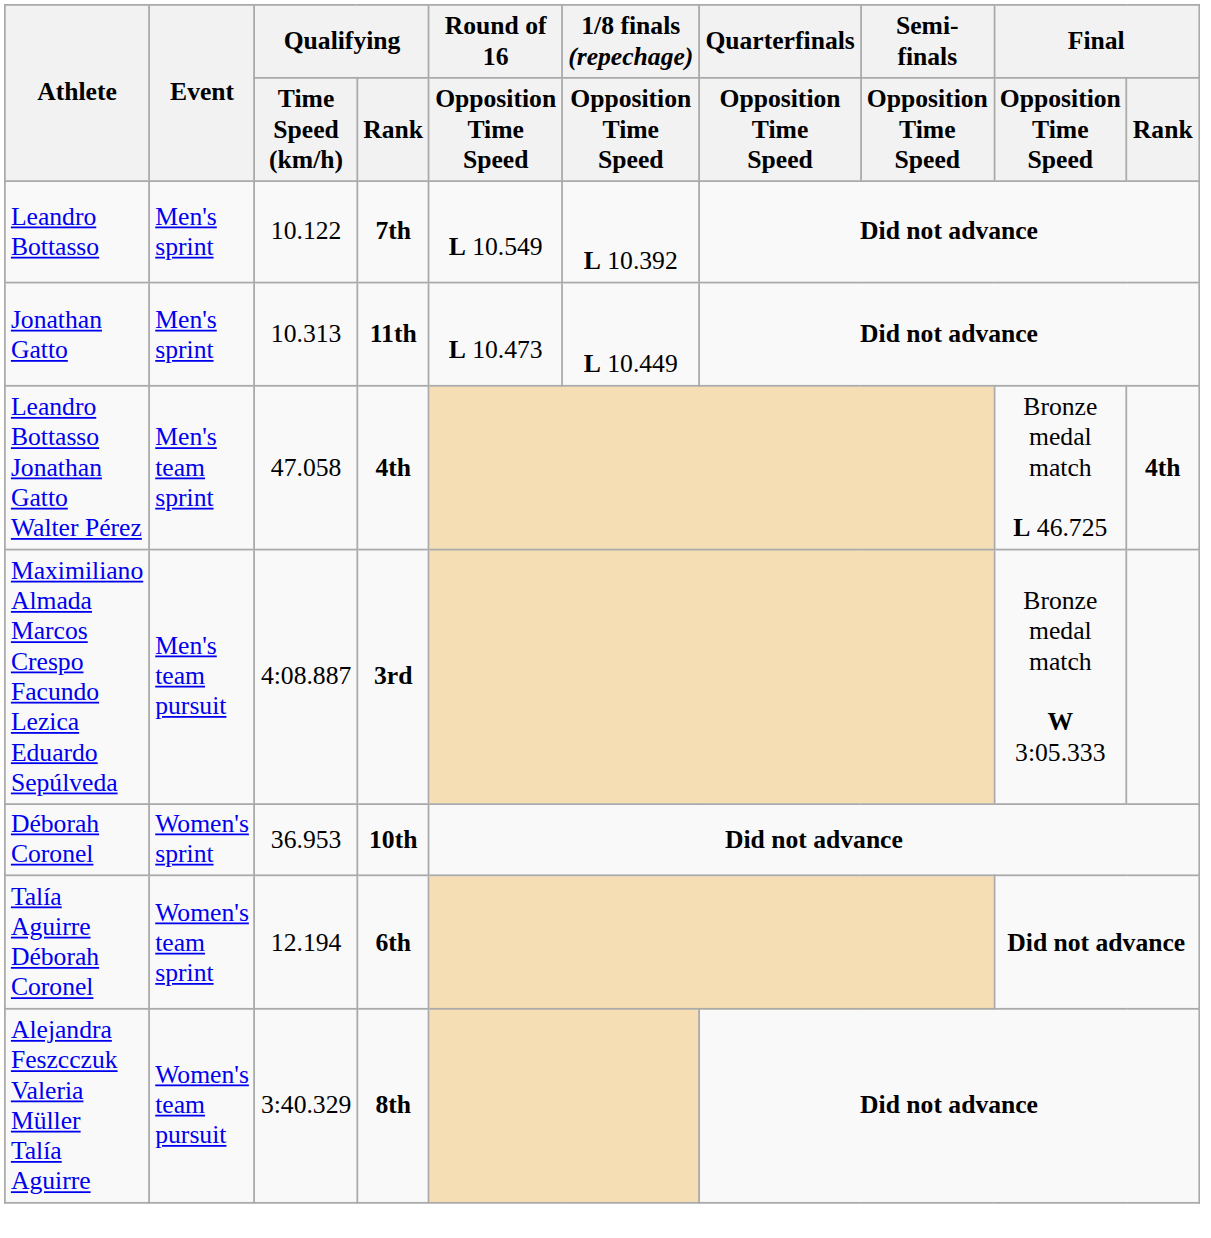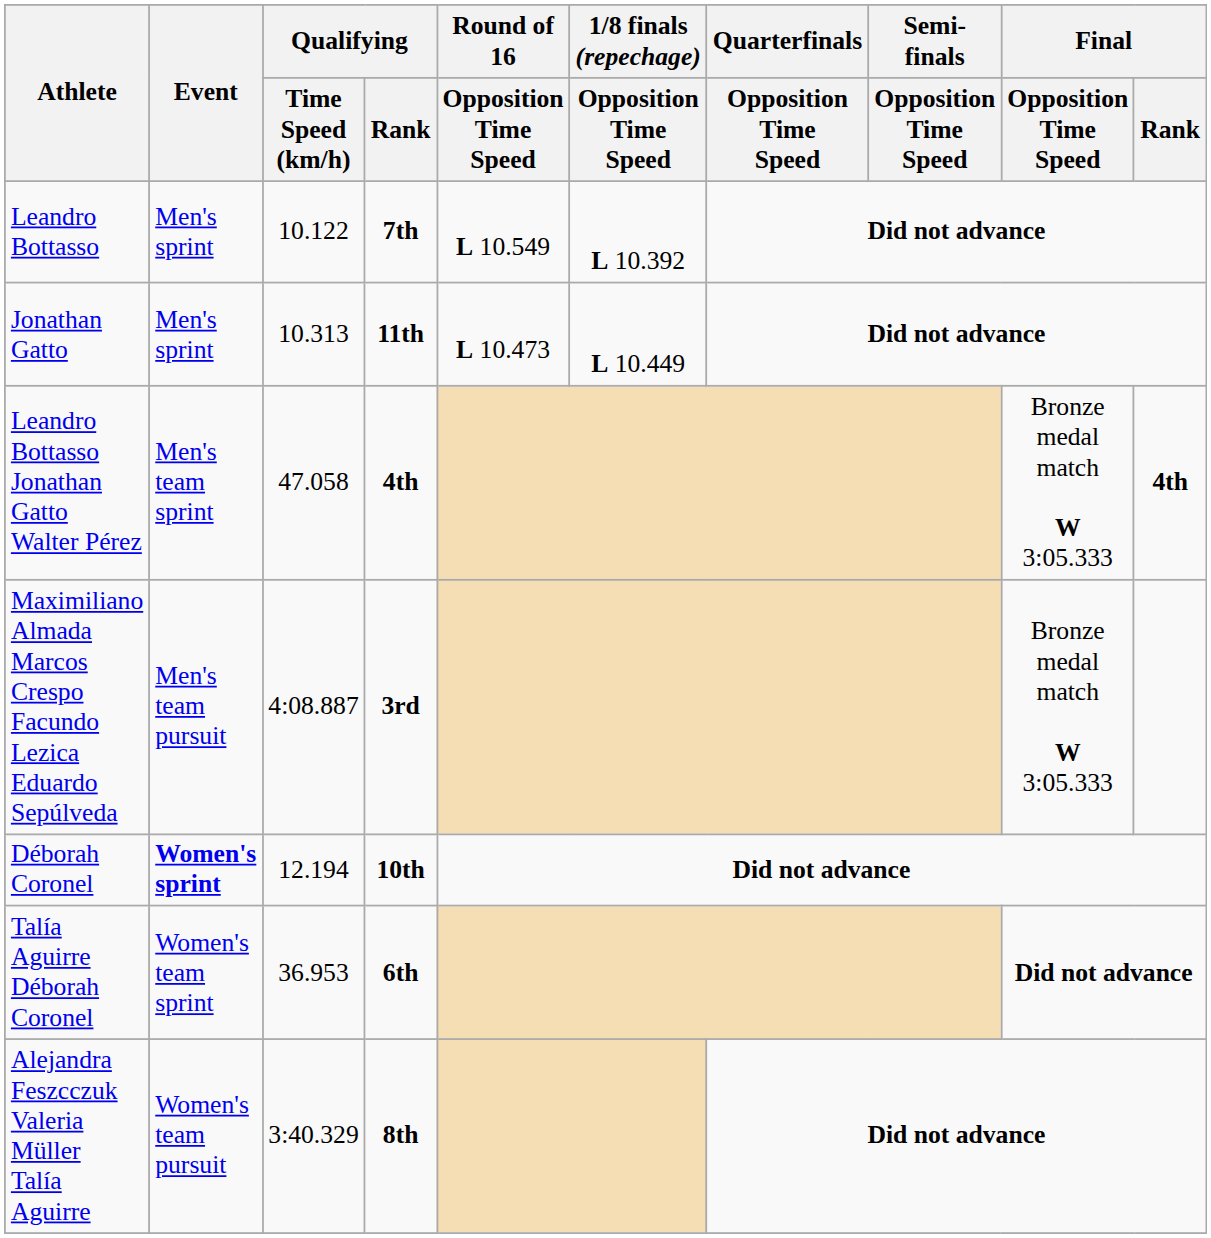(1060, 467) Bronze medal match L 46.725 -> (1068, 482) Bronze medal match W 3:05.333
(202, 839) normal -> (206, 869) bold
(306, 839) 36.953 -> (314, 869) 12.194
(306, 942) 12.194 -> (314, 972) 36.953
